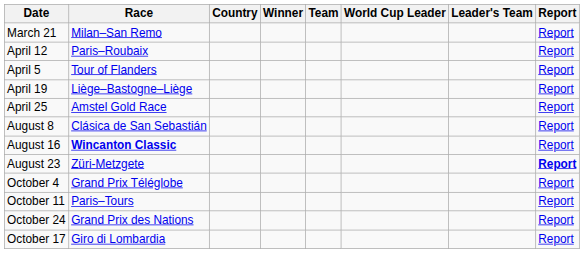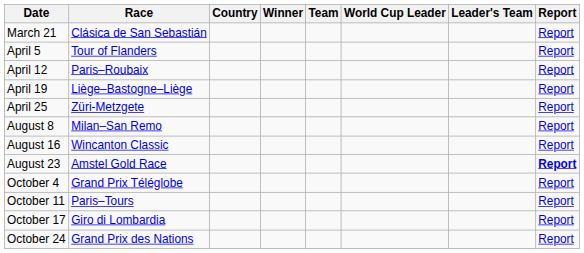(117, 32) Milan–San Remo -> (139, 32) Clásica de San Sebastián
rows swapped: (24, 70) <-> (27, 51)
(119, 107) Amstel Gold Race -> (108, 107) Züri-Metzgete
(139, 126) Clásica de San Sebastián -> (117, 126) Milan–San Remo
(124, 145) bold -> (120, 145) normal
(108, 164) Züri-Metzgete -> (119, 164) Amstel Gold Race
rows swapped: (36, 239) <-> (36, 220)
